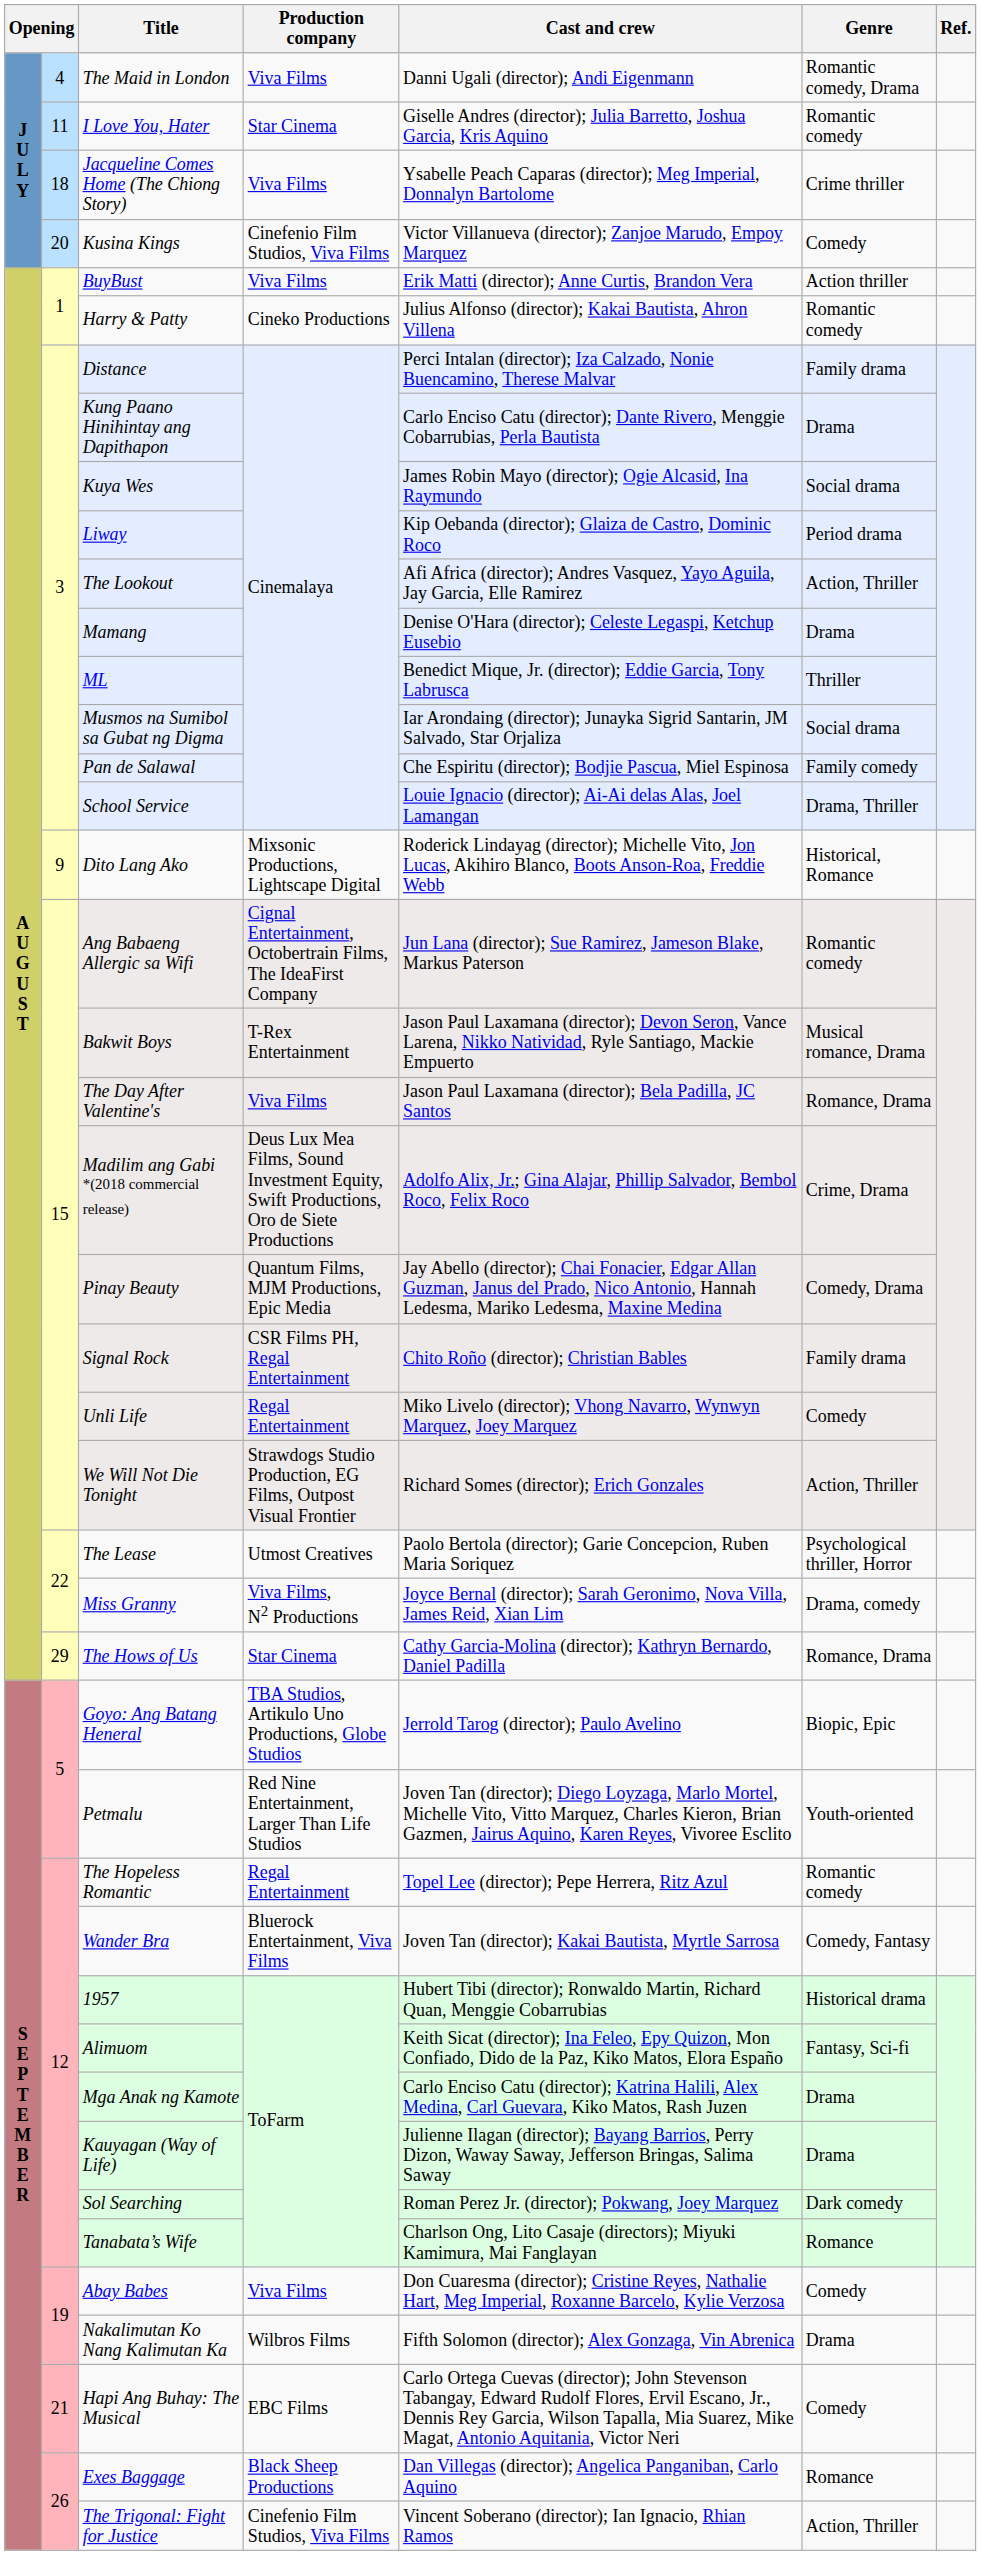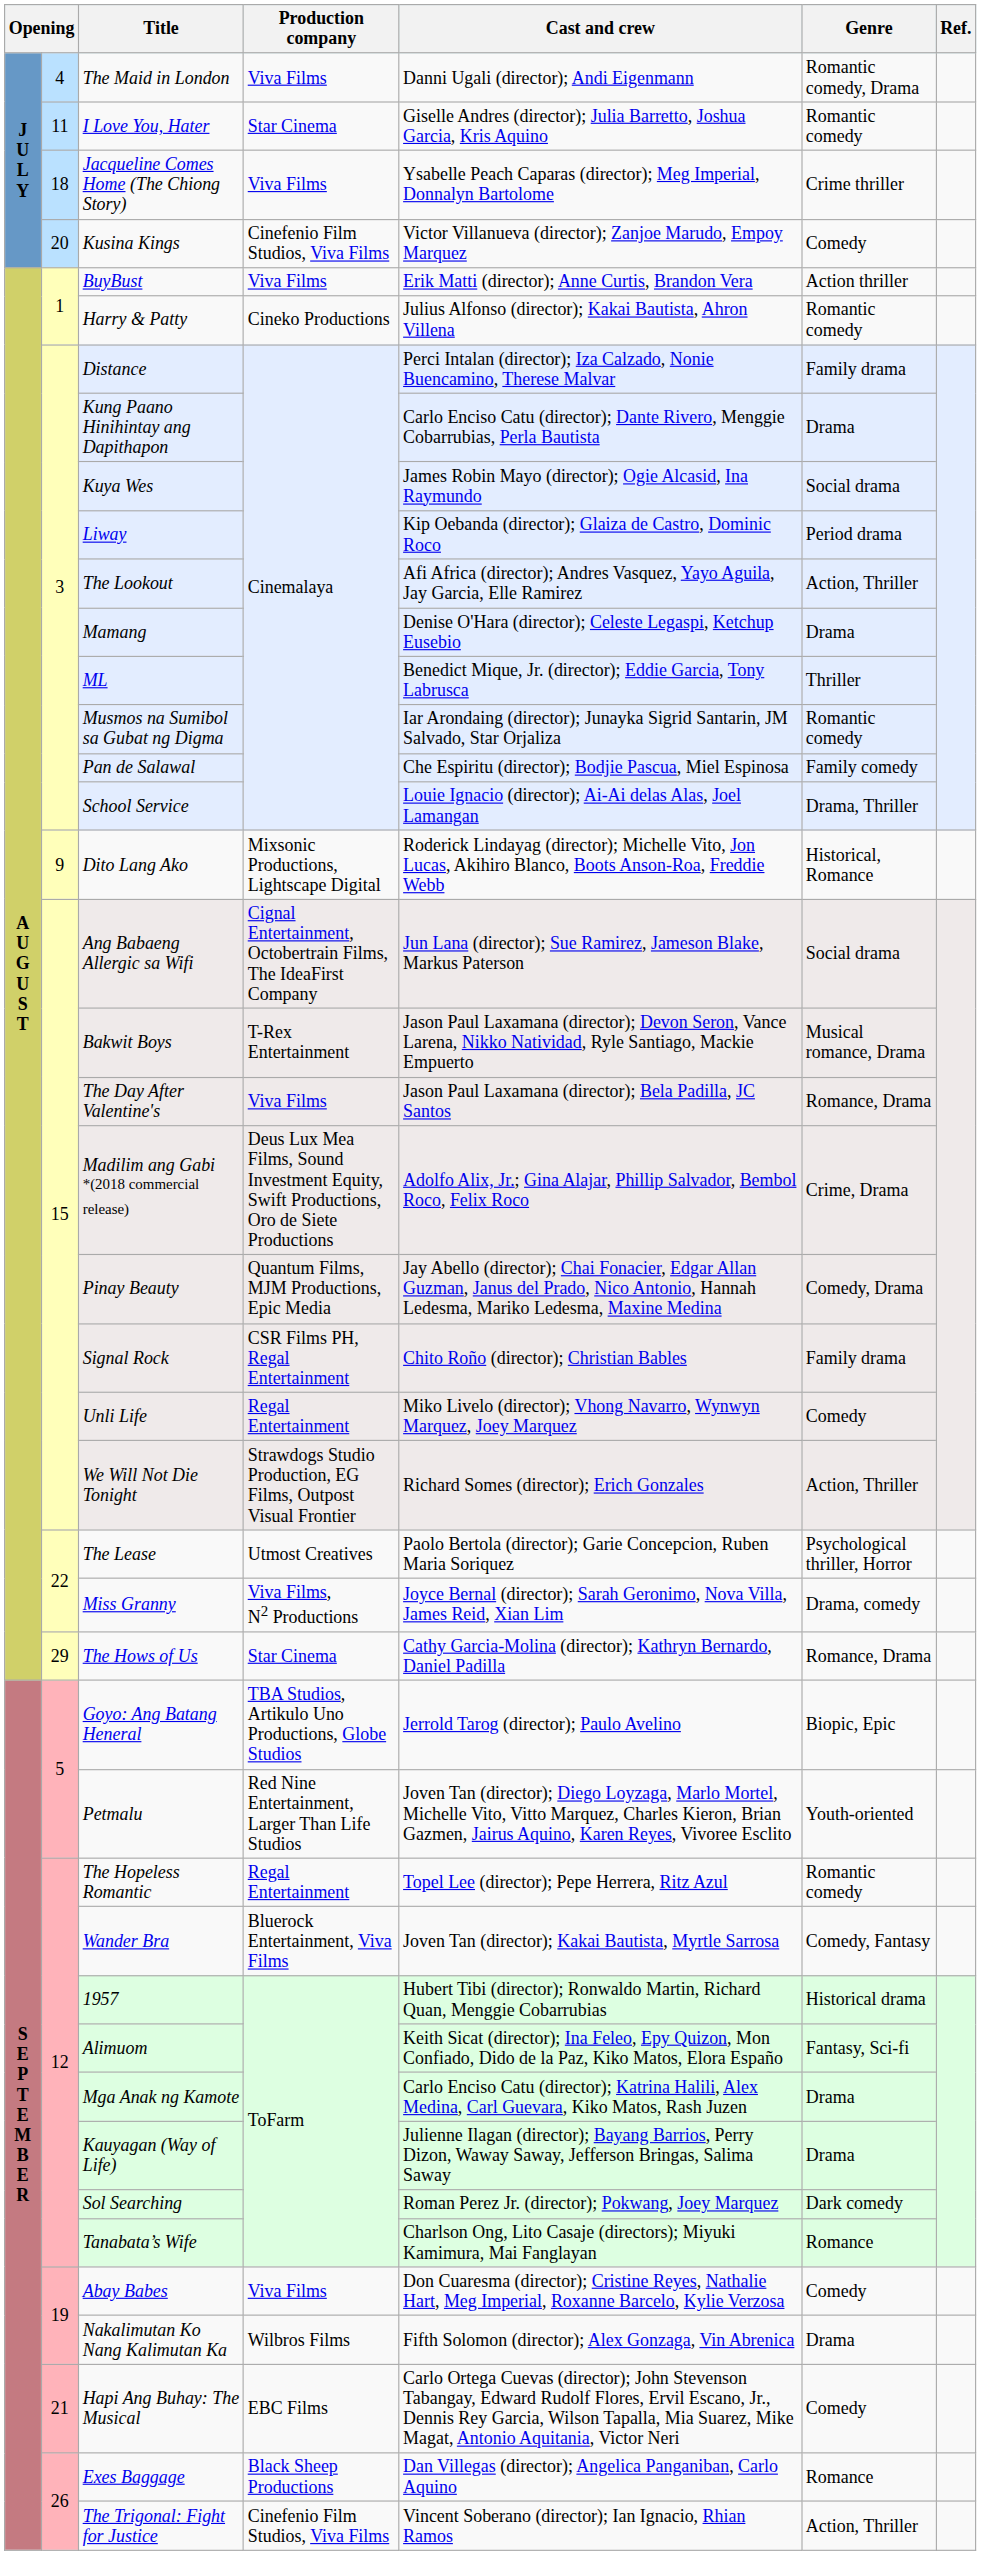(853, 729) Social drama -> (841, 729) Romantic comedy
(841, 953) Romantic comedy -> (853, 953) Social drama
